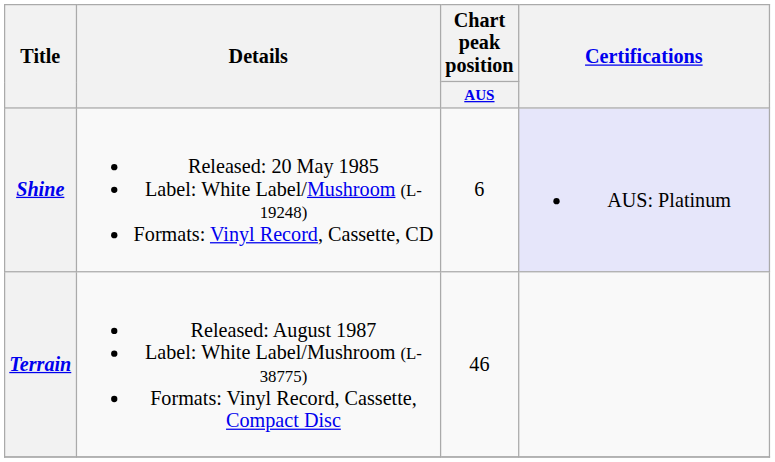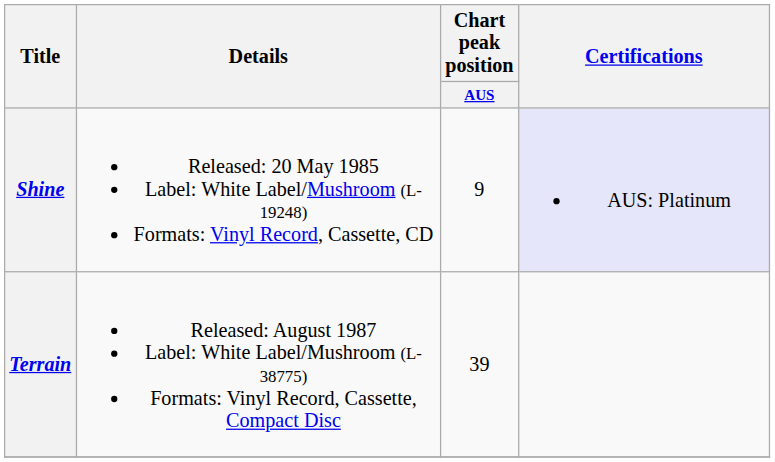(479, 189) 6 -> (479, 189) 9
(479, 363) 46 -> (479, 363) 39
